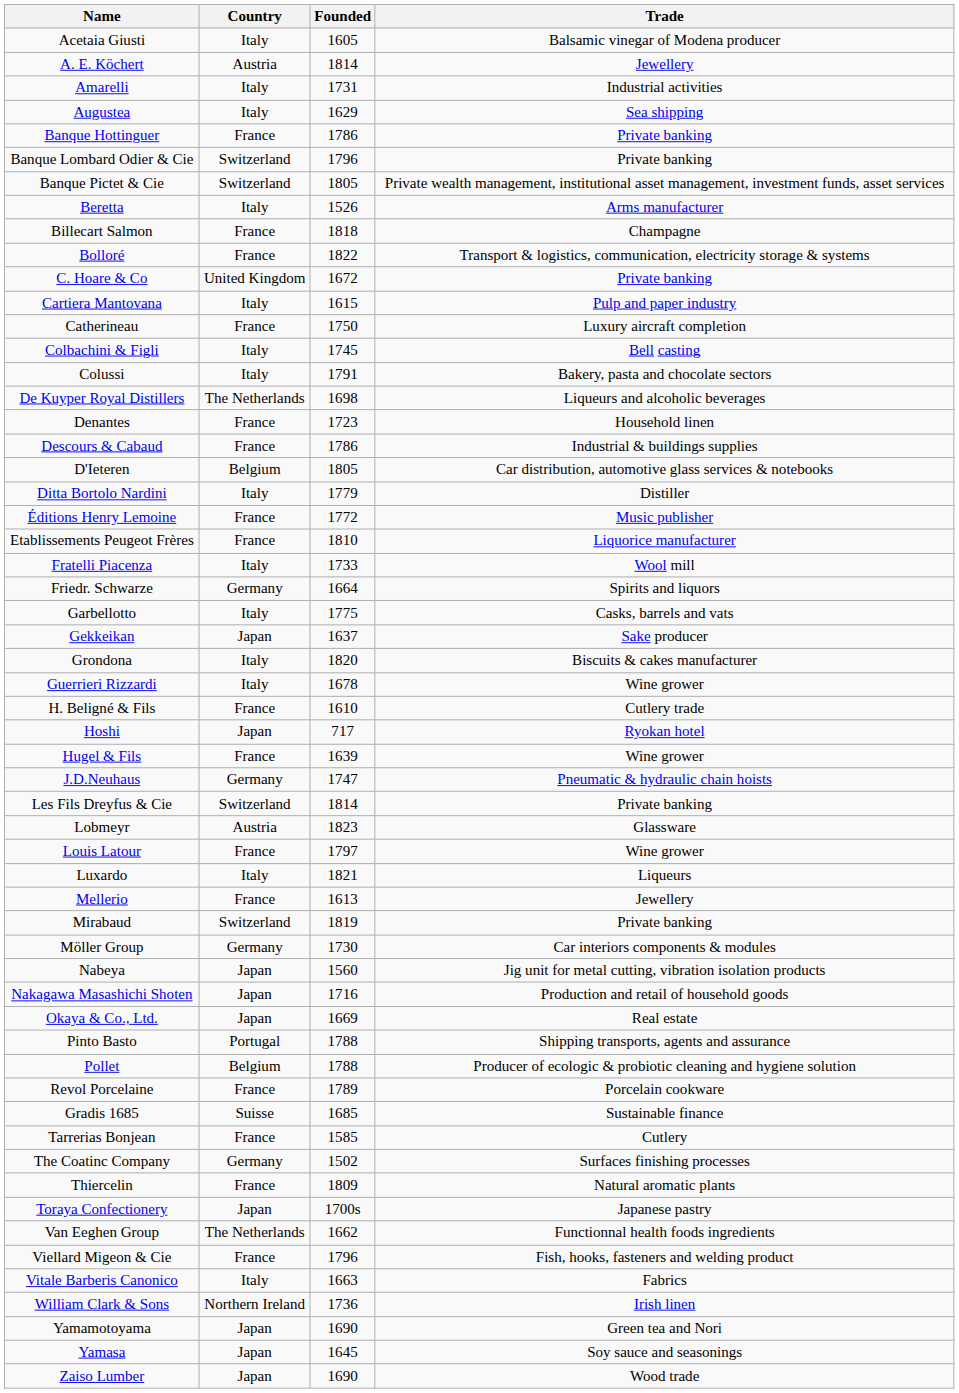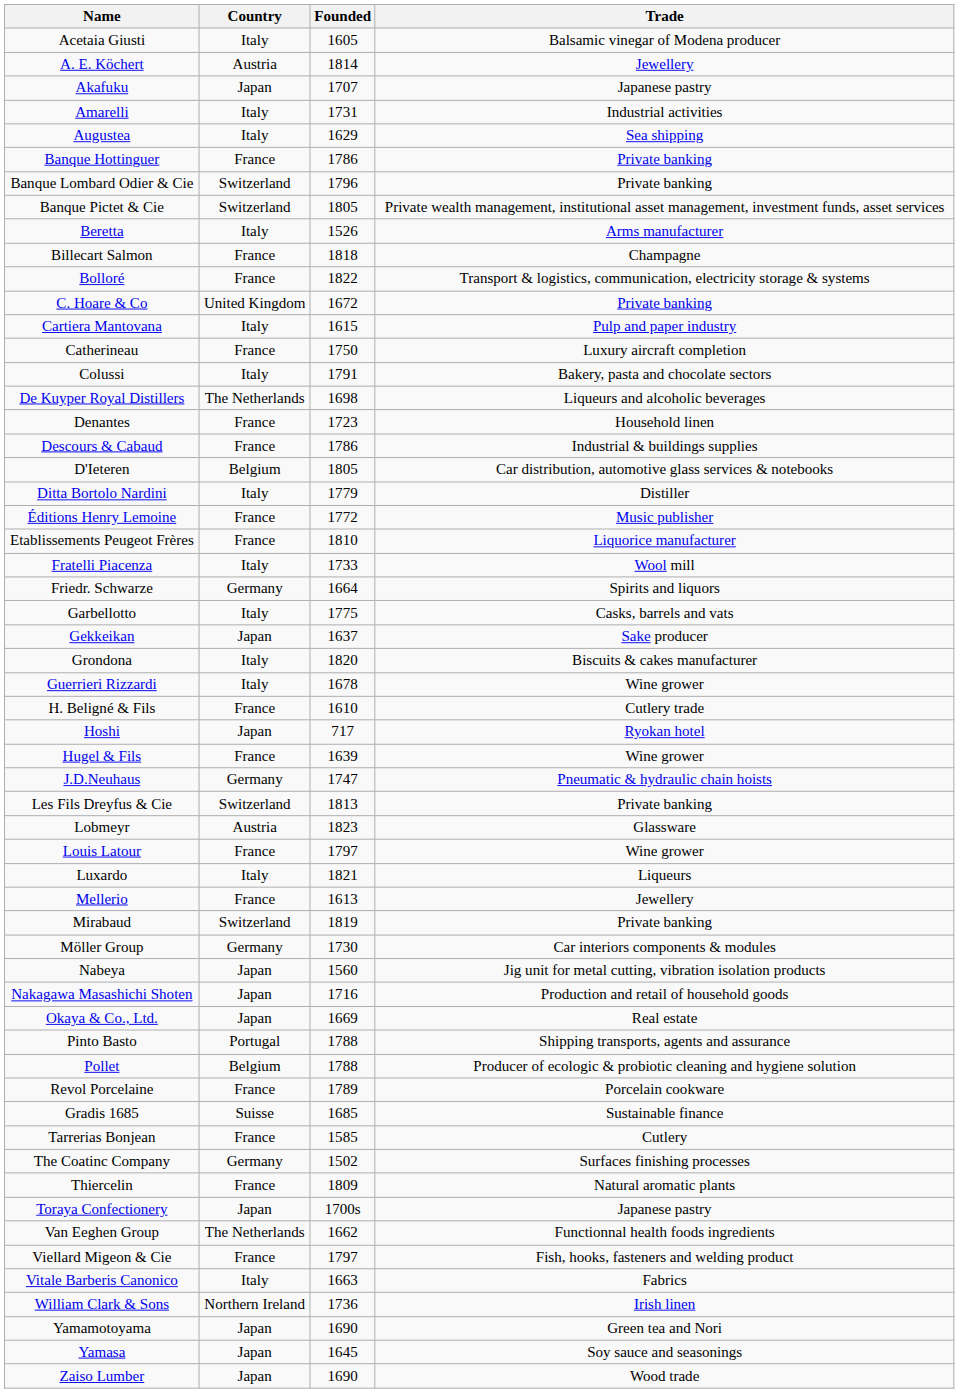+ row: (102, 87)
- row: (102, 350)
(343, 803) 1814 -> (343, 803) 1813
(343, 1256) 1796 -> (343, 1256) 1797
